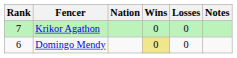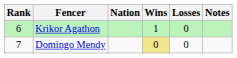(19, 28) 7 -> (19, 28) 6
(156, 28) 0 -> (156, 28) 1
(19, 45) 6 -> (19, 45) 7
